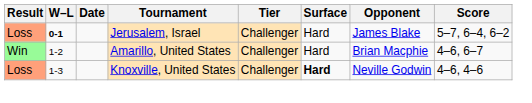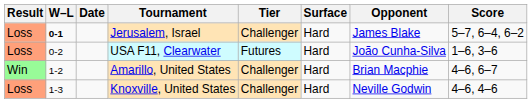+ row: (165, 51)
(317, 70) bold -> (316, 88) normal
